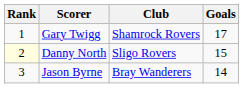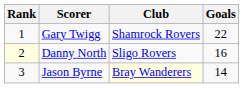(221, 33) 17 -> (221, 33) 22
(221, 53) 15 -> (221, 53) 16
(152, 72) no background -> (152, 72) lightyellow background
